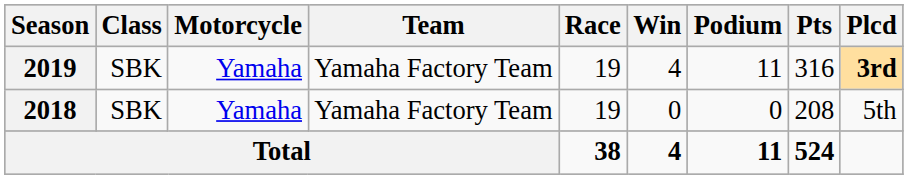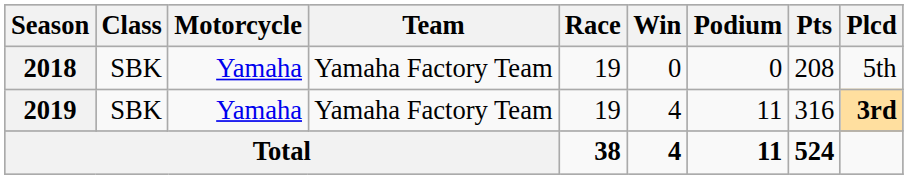rows swapped: (50, 109) <-> (50, 67)
